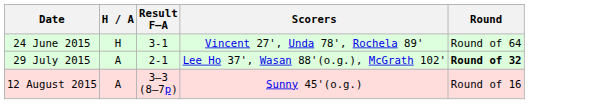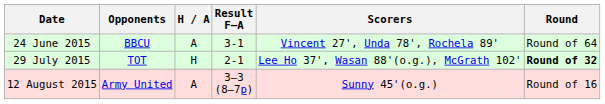+ column: (137, 19)
(118, 43) H -> (194, 43) A
(118, 60) A -> (194, 60) H
